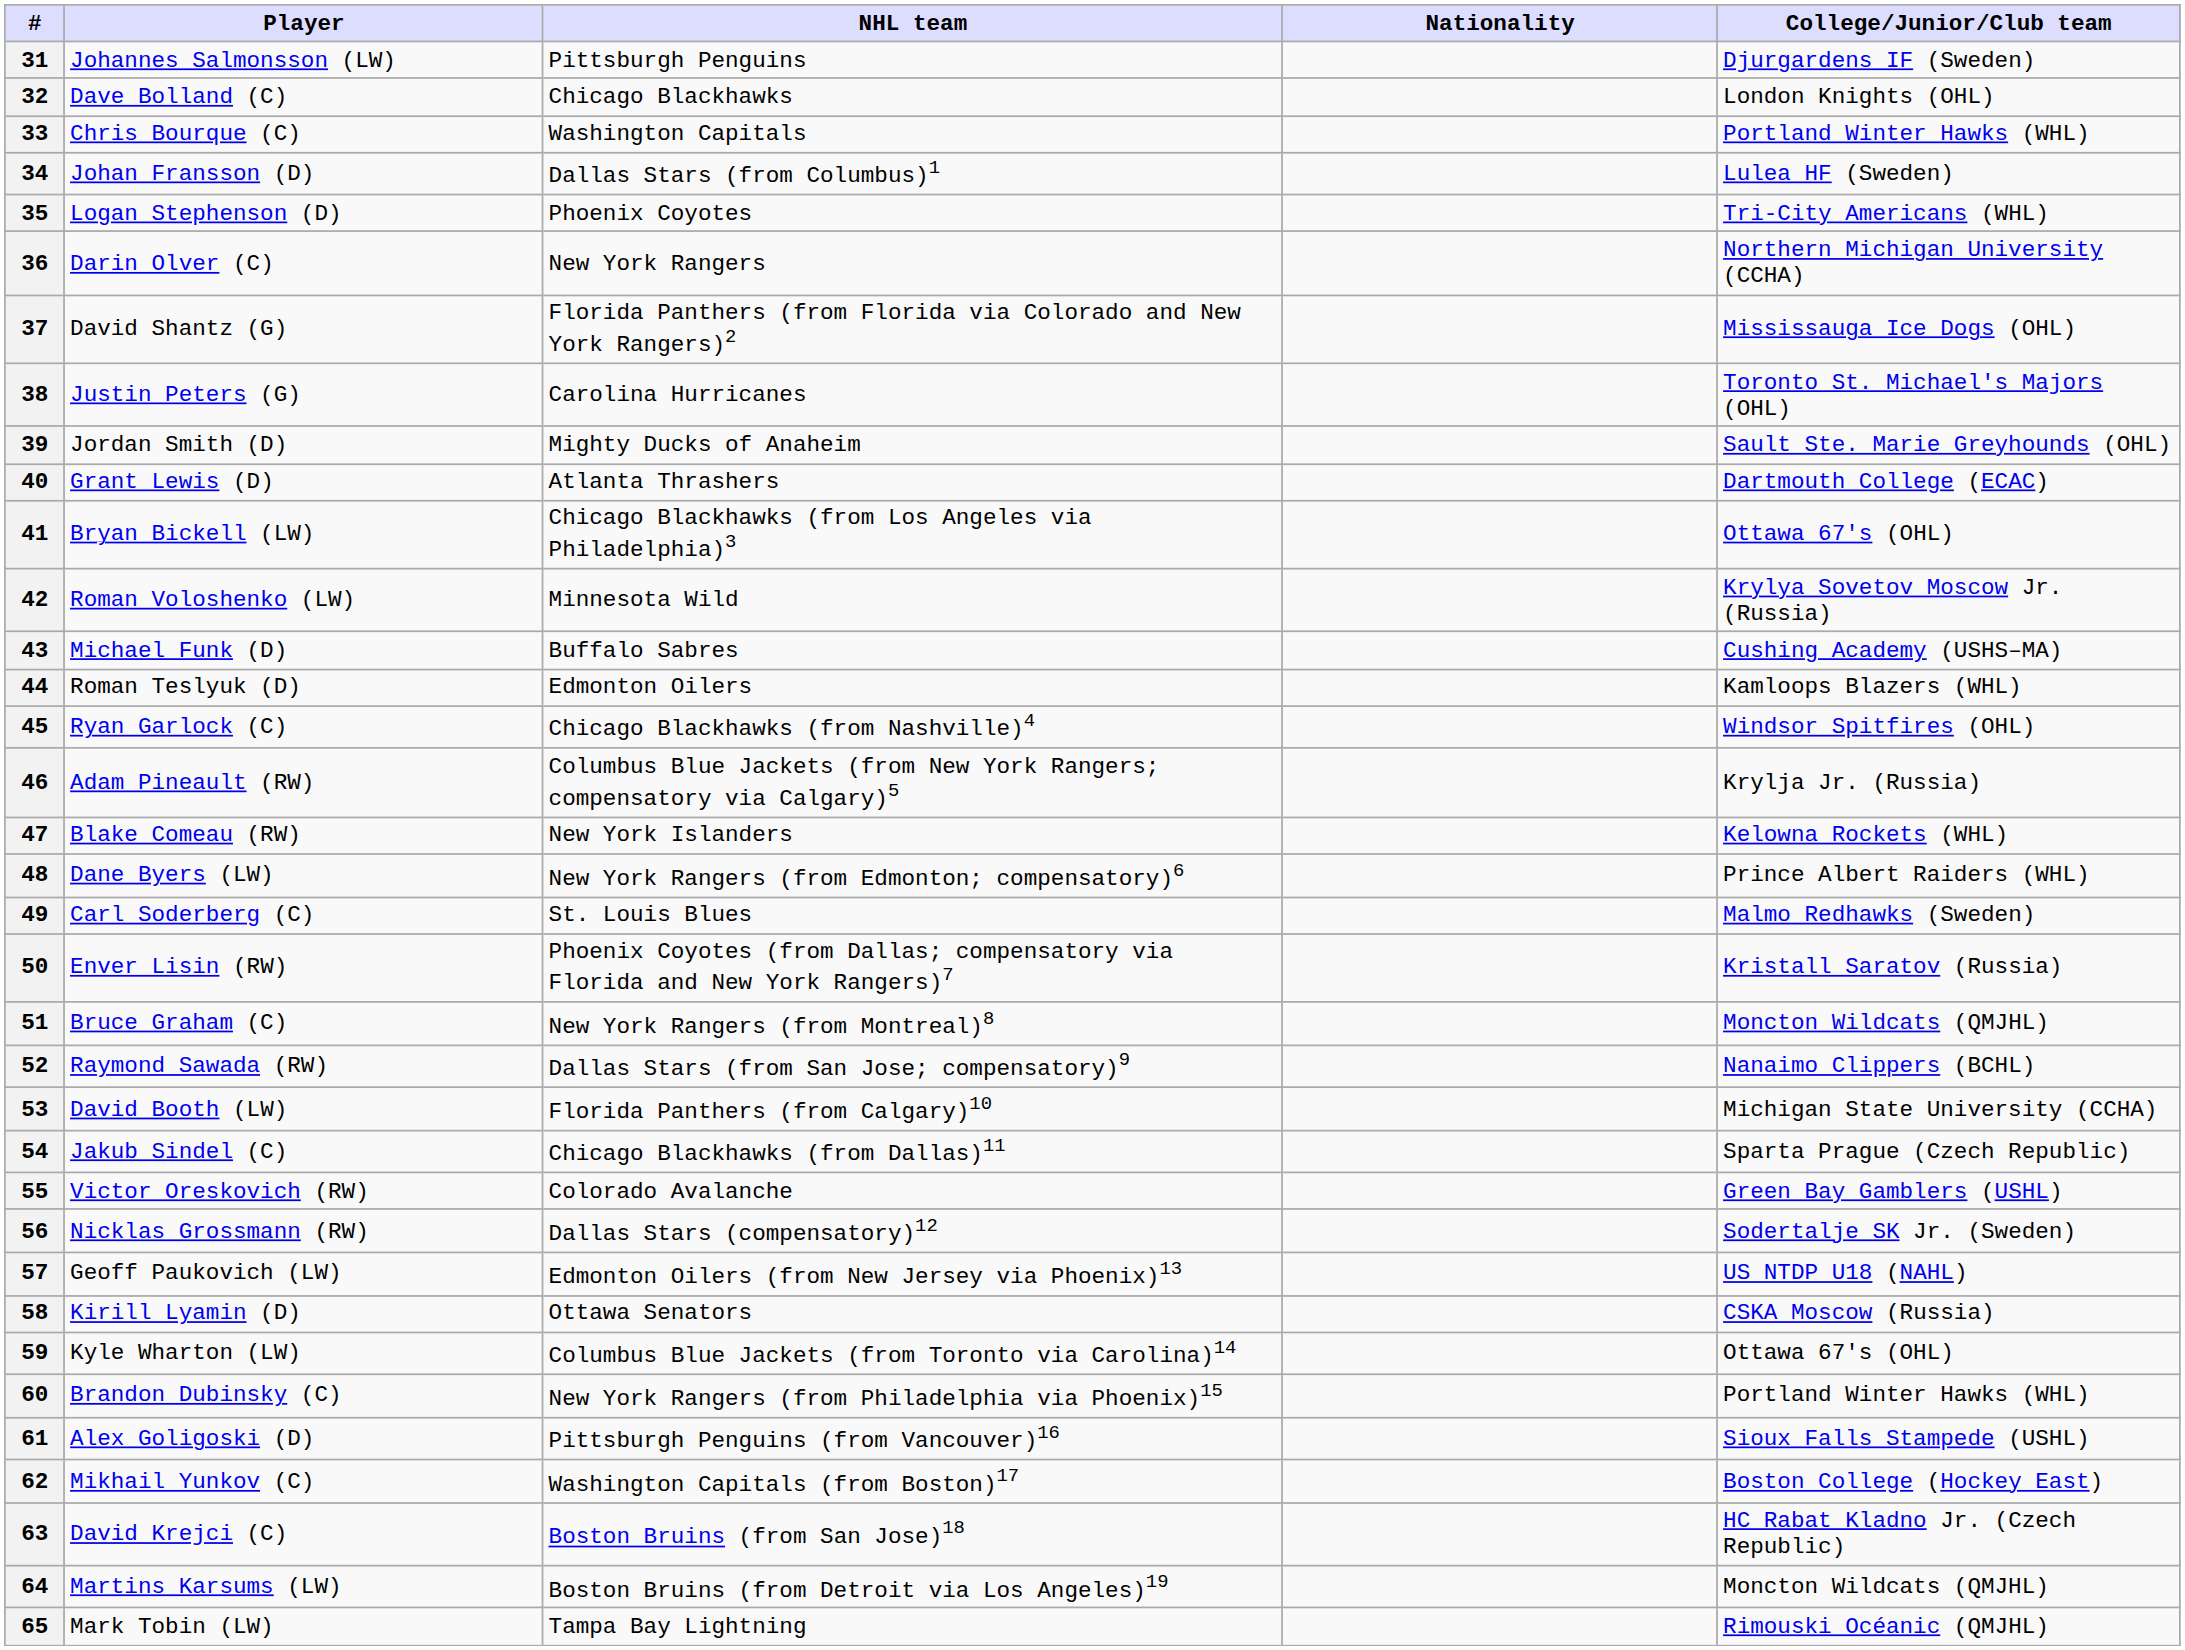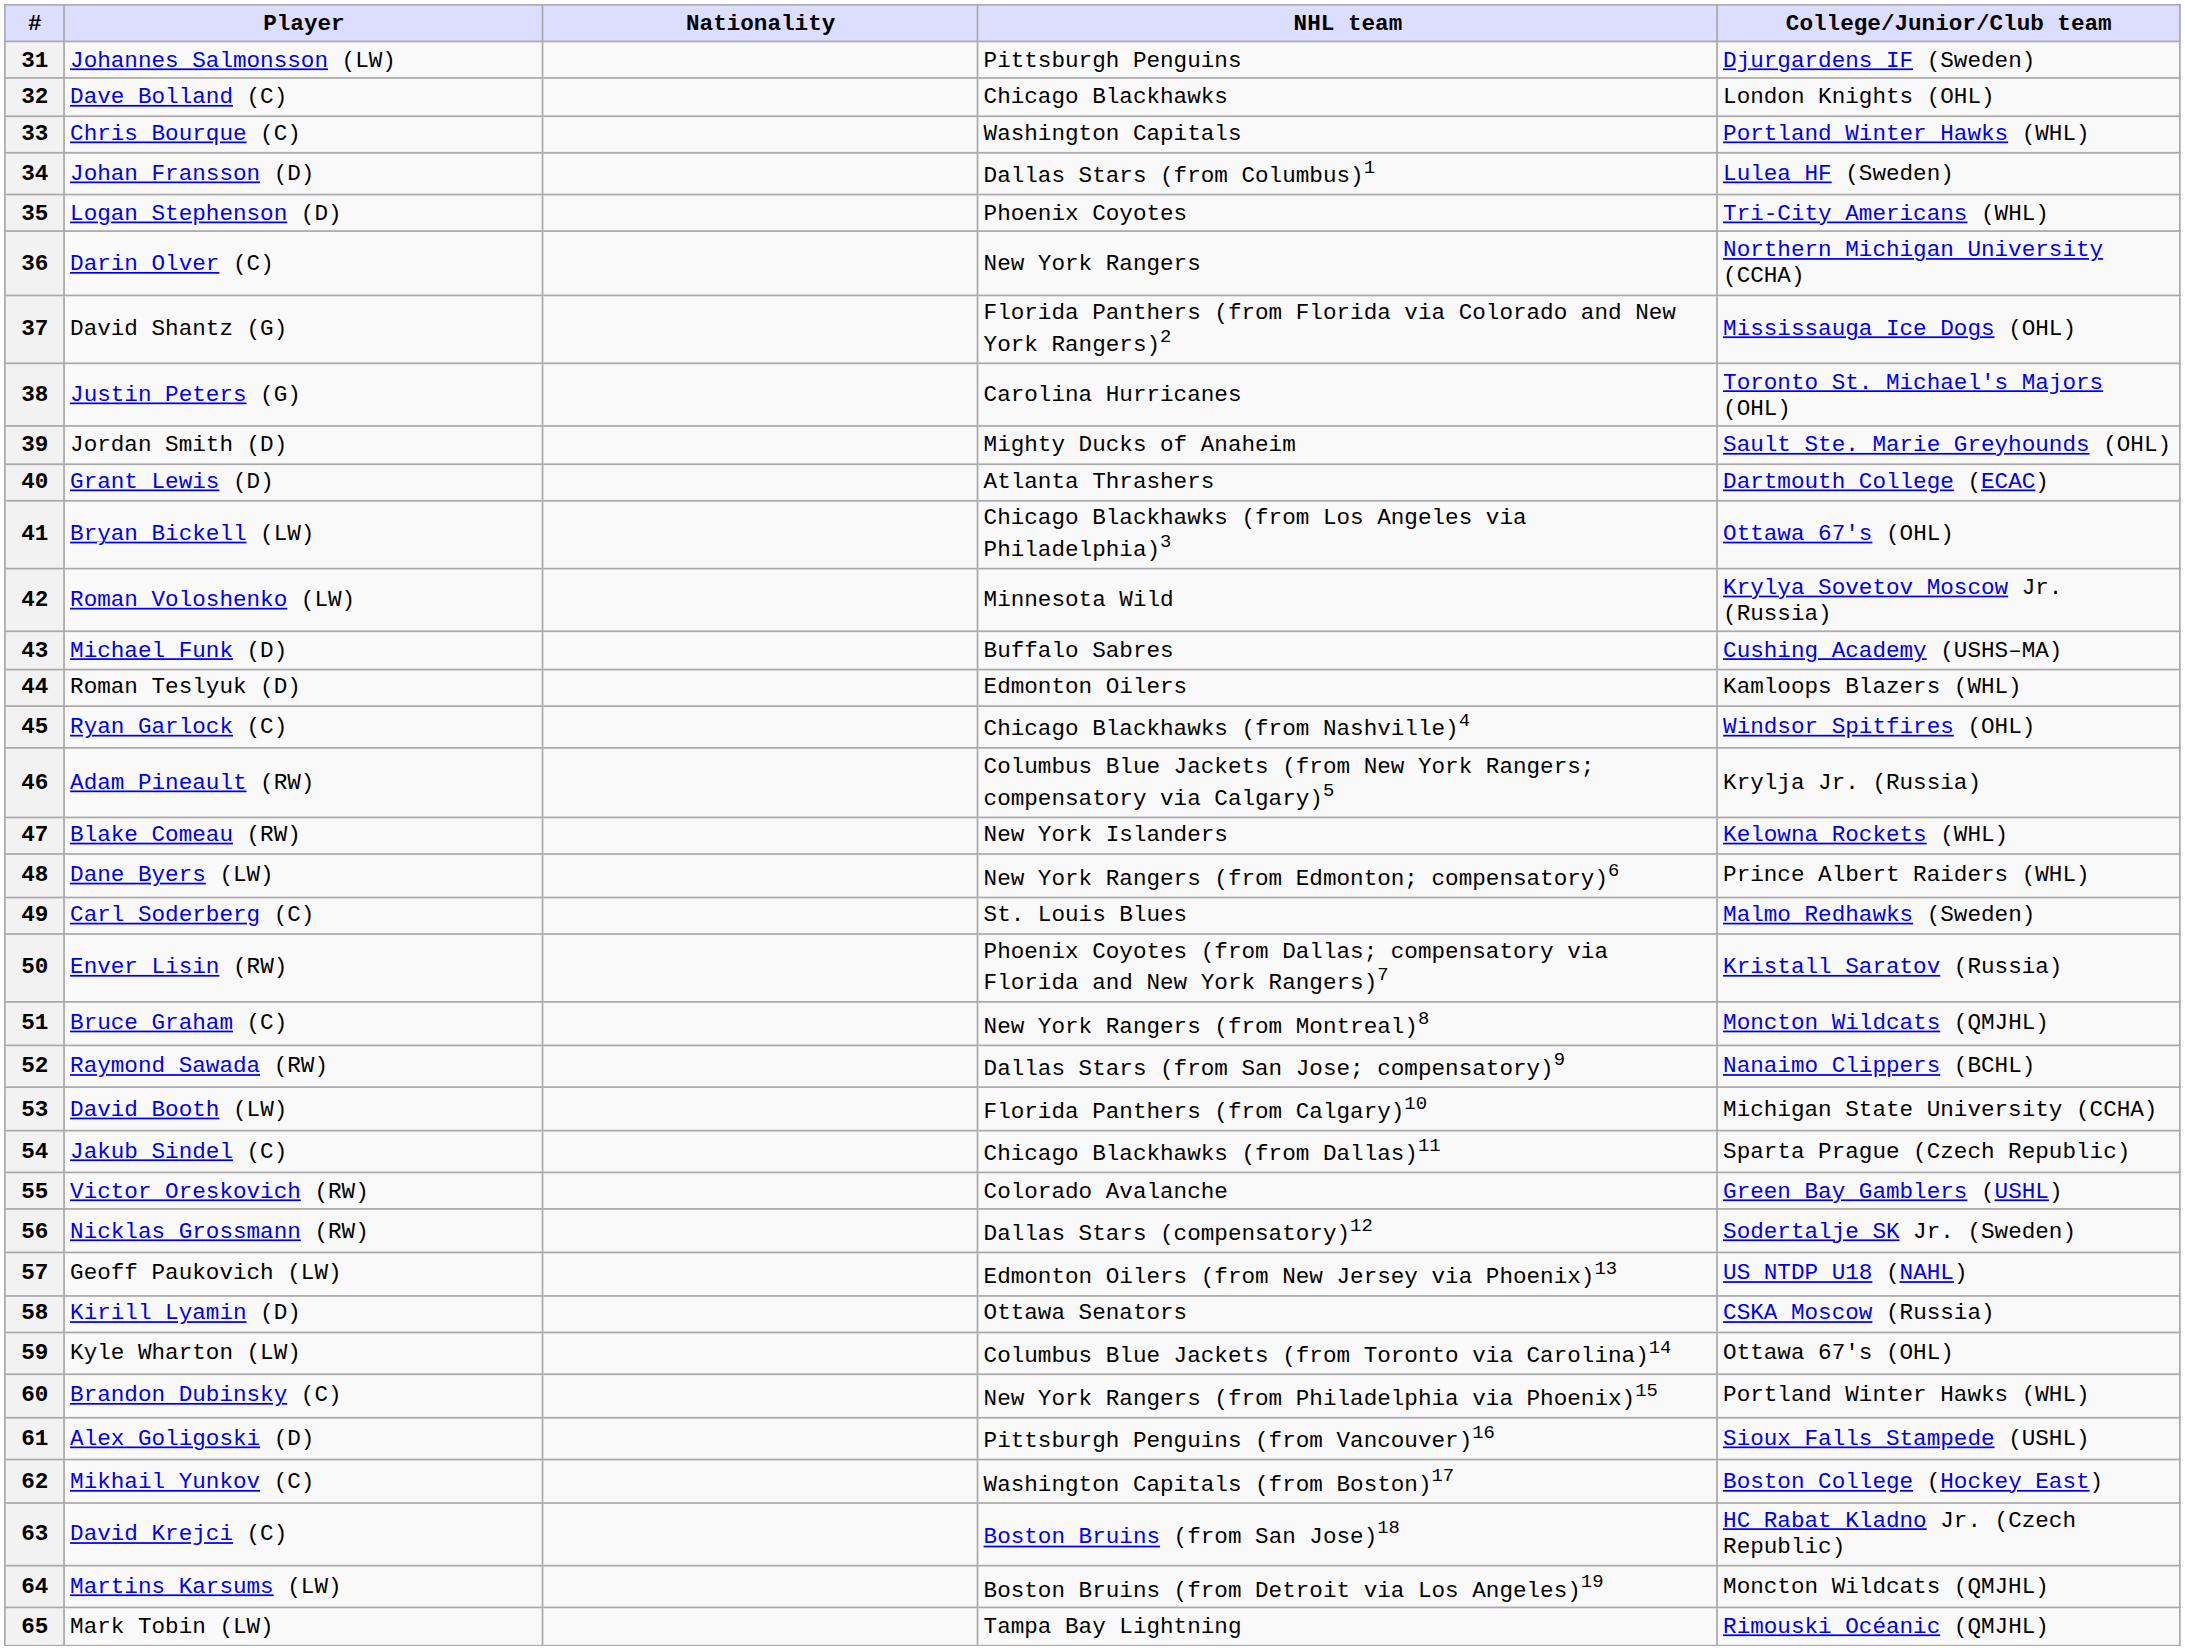columns swapped: (1500, 23) <-> (913, 23)
